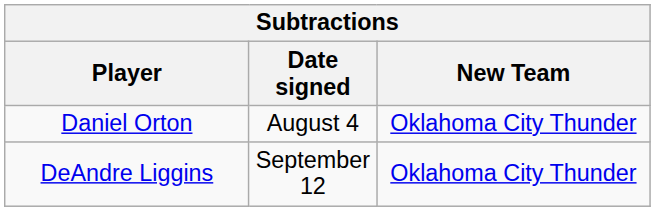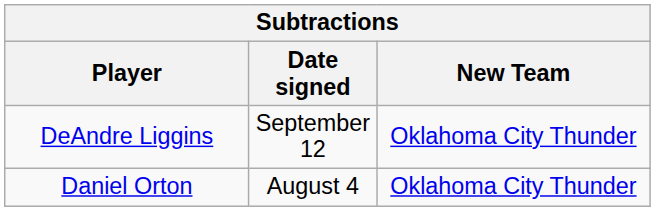rows swapped: (127, 123) <-> (127, 173)
